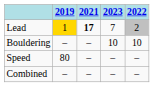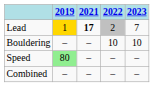columns swapped: (137, 12) <-> (113, 12)
(65, 58) no background -> (65, 58) lightgreen background
